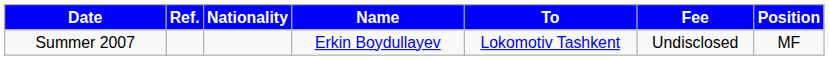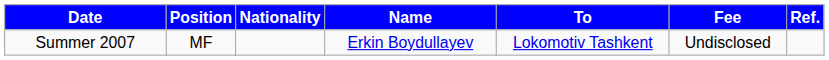columns swapped: (789, 17) <-> (185, 17)
